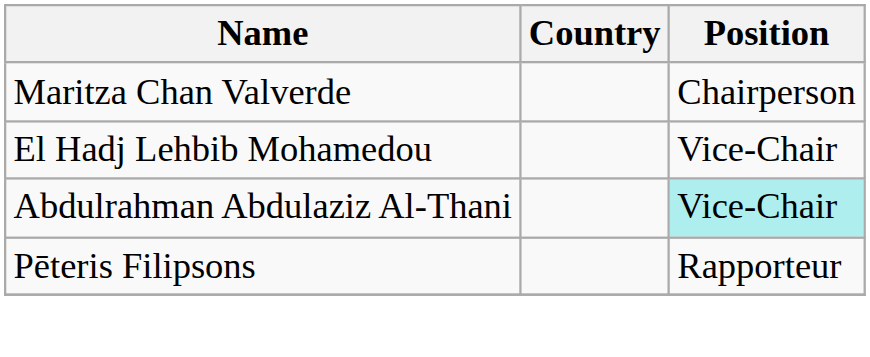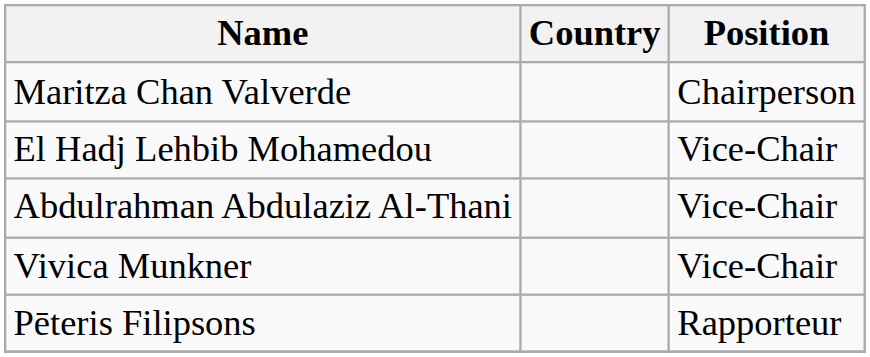(757, 206) paleturquoise background -> (757, 206) no background
+ row: (132, 264)
